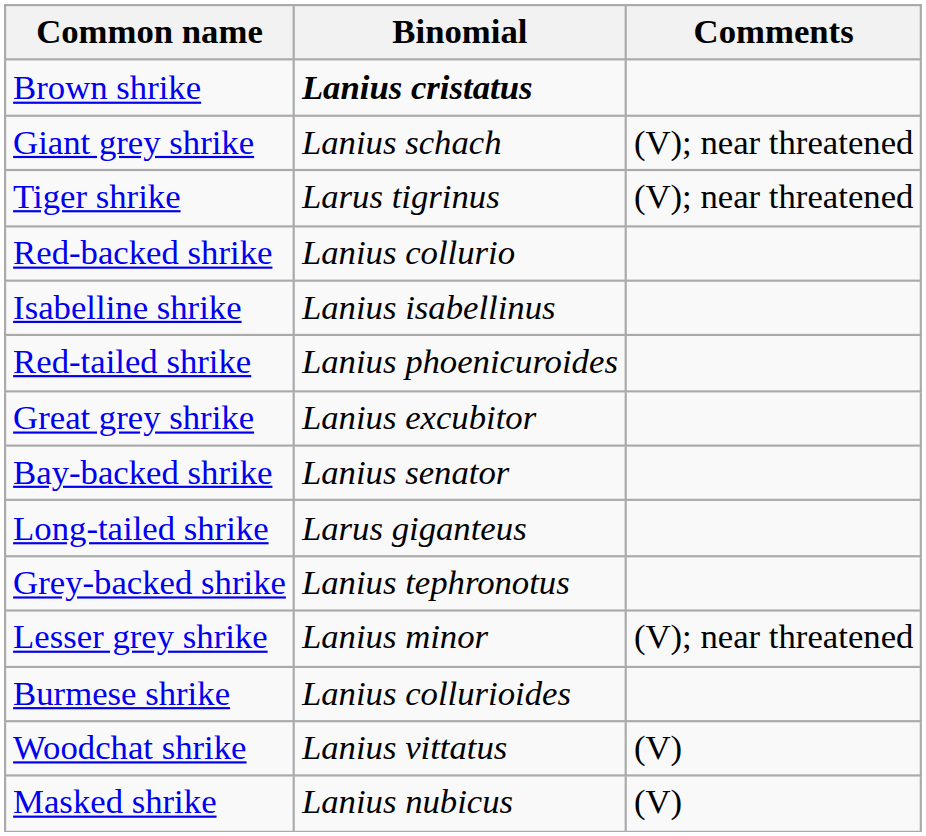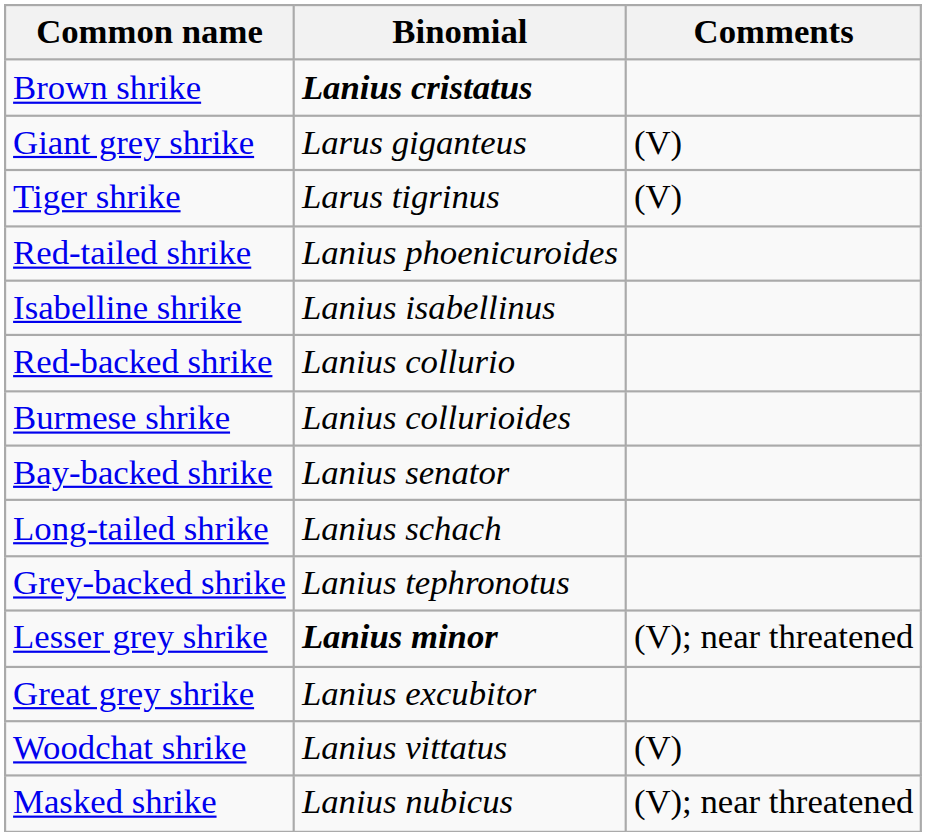(402, 142) Lanius schach -> (414, 142) Larus giganteus
(774, 142) (V); near threatened -> (658, 142) (V)
(774, 197) (V); near threatened -> (658, 197) (V)
rows swapped: (143, 252) <-> (132, 362)
rows swapped: (122, 692) <-> (134, 417)
(414, 527) Larus giganteus -> (402, 527) Lanius schach
(395, 637) normal -> (400, 637) bold
(658, 802) (V) -> (774, 802) (V); near threatened
